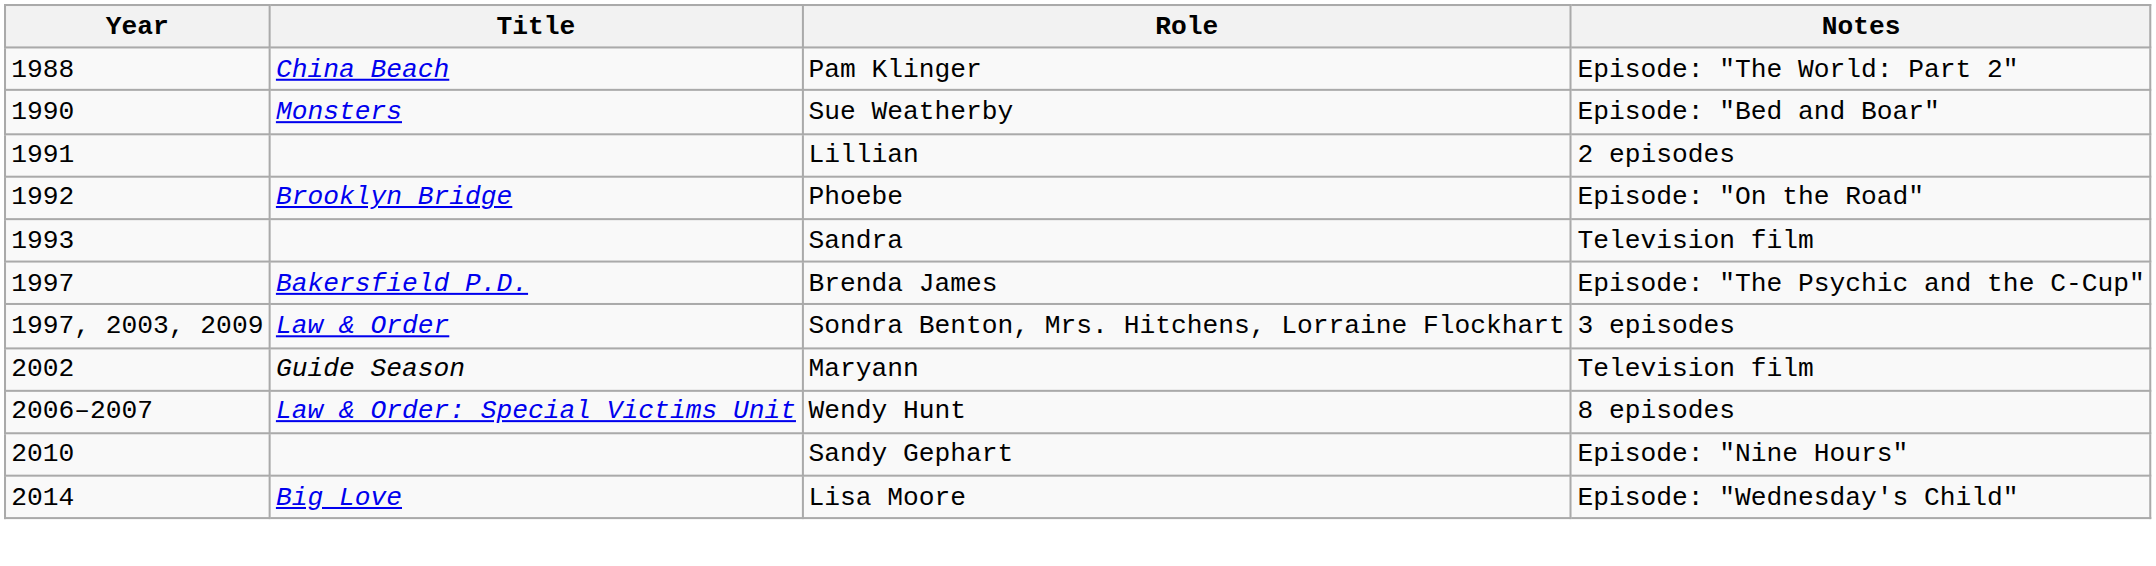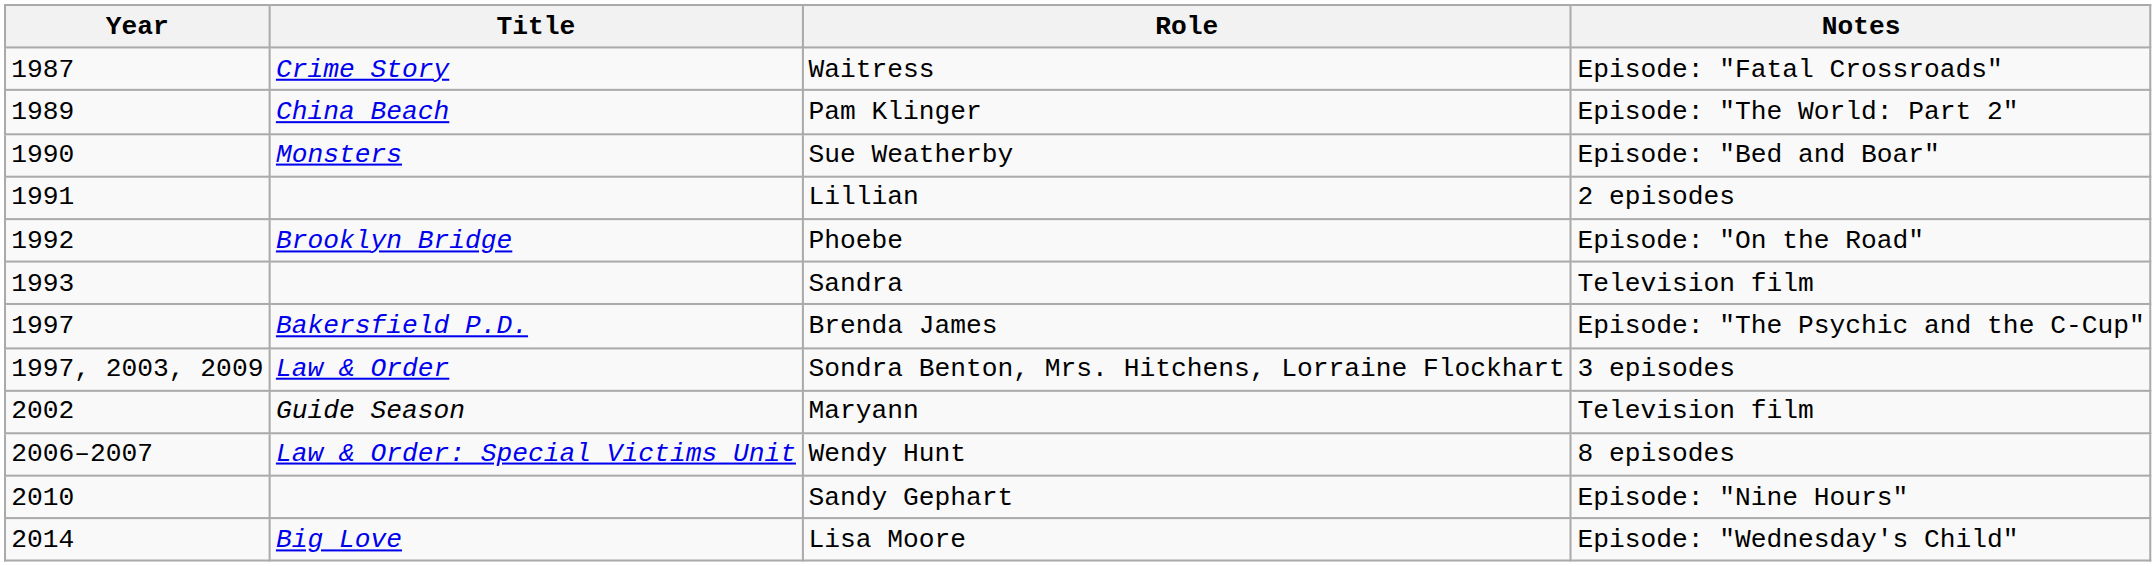+ row: (872, 69)
(43, 69) 1988 -> (43, 112) 1989
